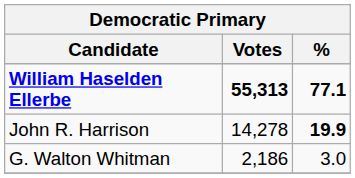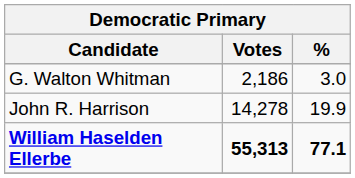rows swapped: (86, 89) <-> (90, 159)
(328, 129) bold -> (328, 108) normal
